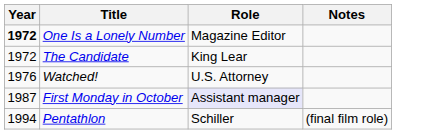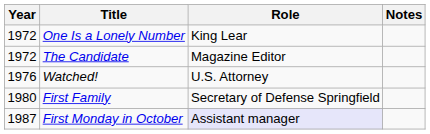(22, 35) bold -> (22, 35) normal
(238, 35) Magazine Editor -> (219, 35) King Lear
(219, 56) King Lear -> (238, 56) Magazine Editor
+ row: (77, 98)
- row: (74, 118)
